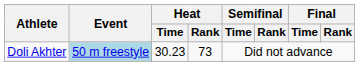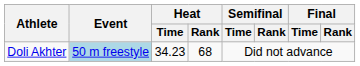(170, 52) 30.23 -> (170, 52) 34.23
(205, 52) 73 -> (205, 52) 68
